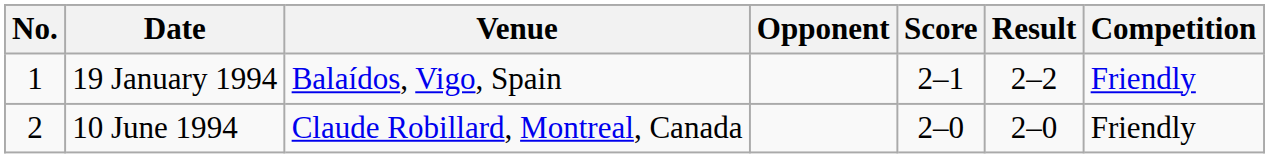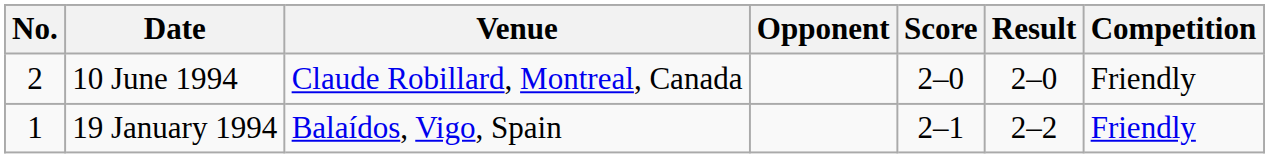rows swapped: (175, 78) <-> (155, 127)
